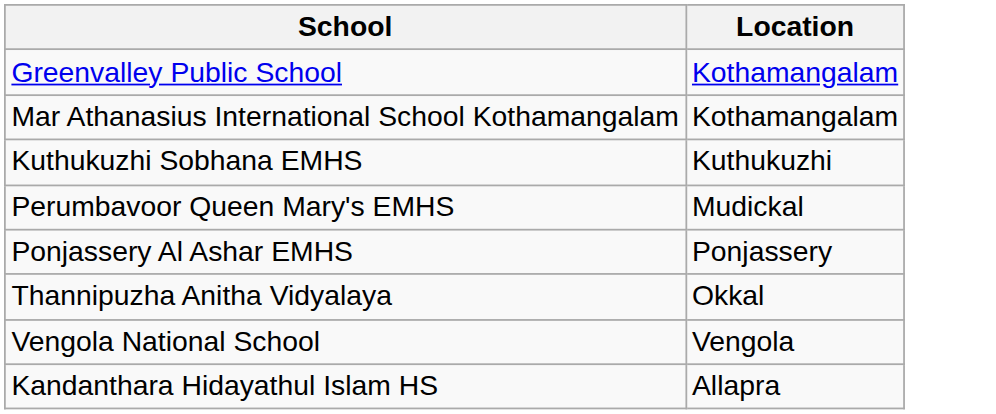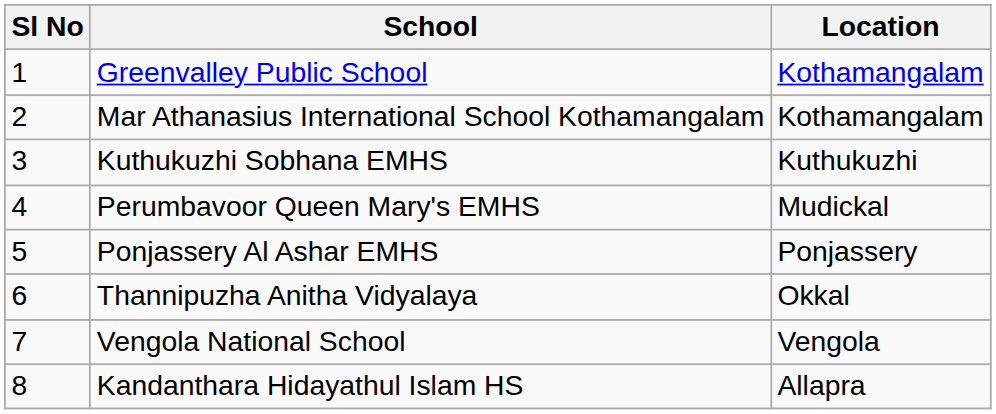+ column: (48, 26)
